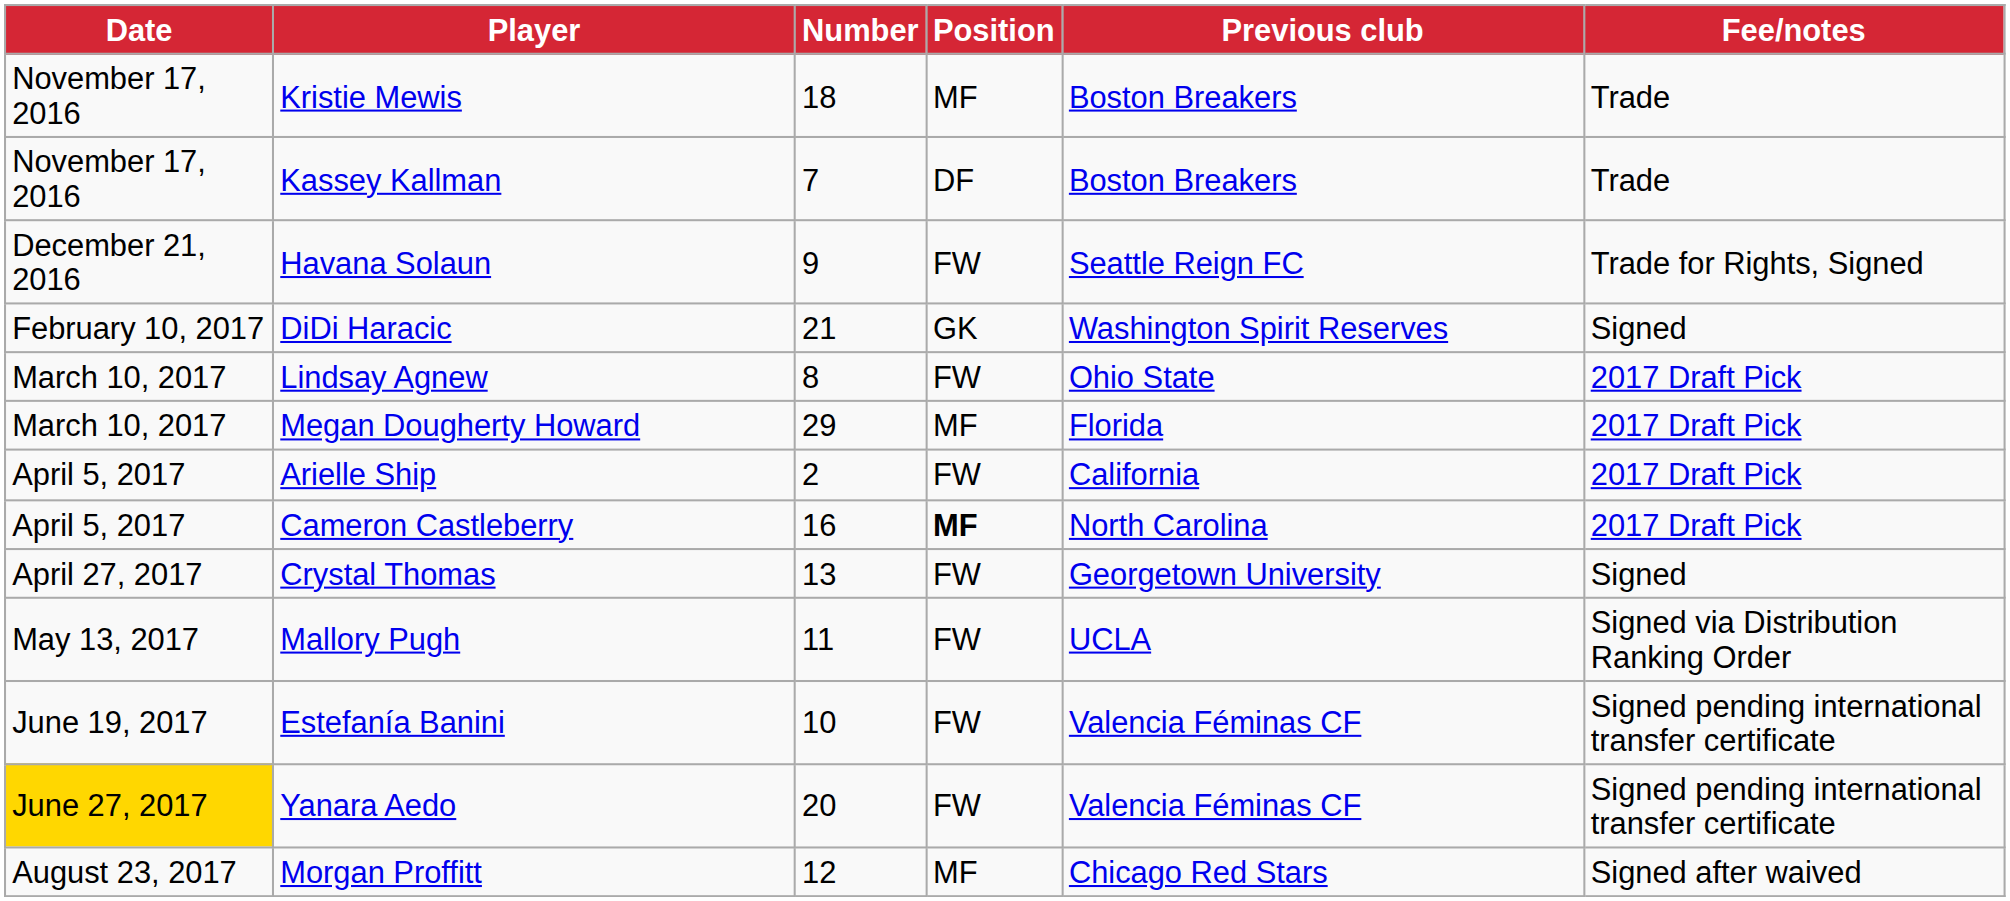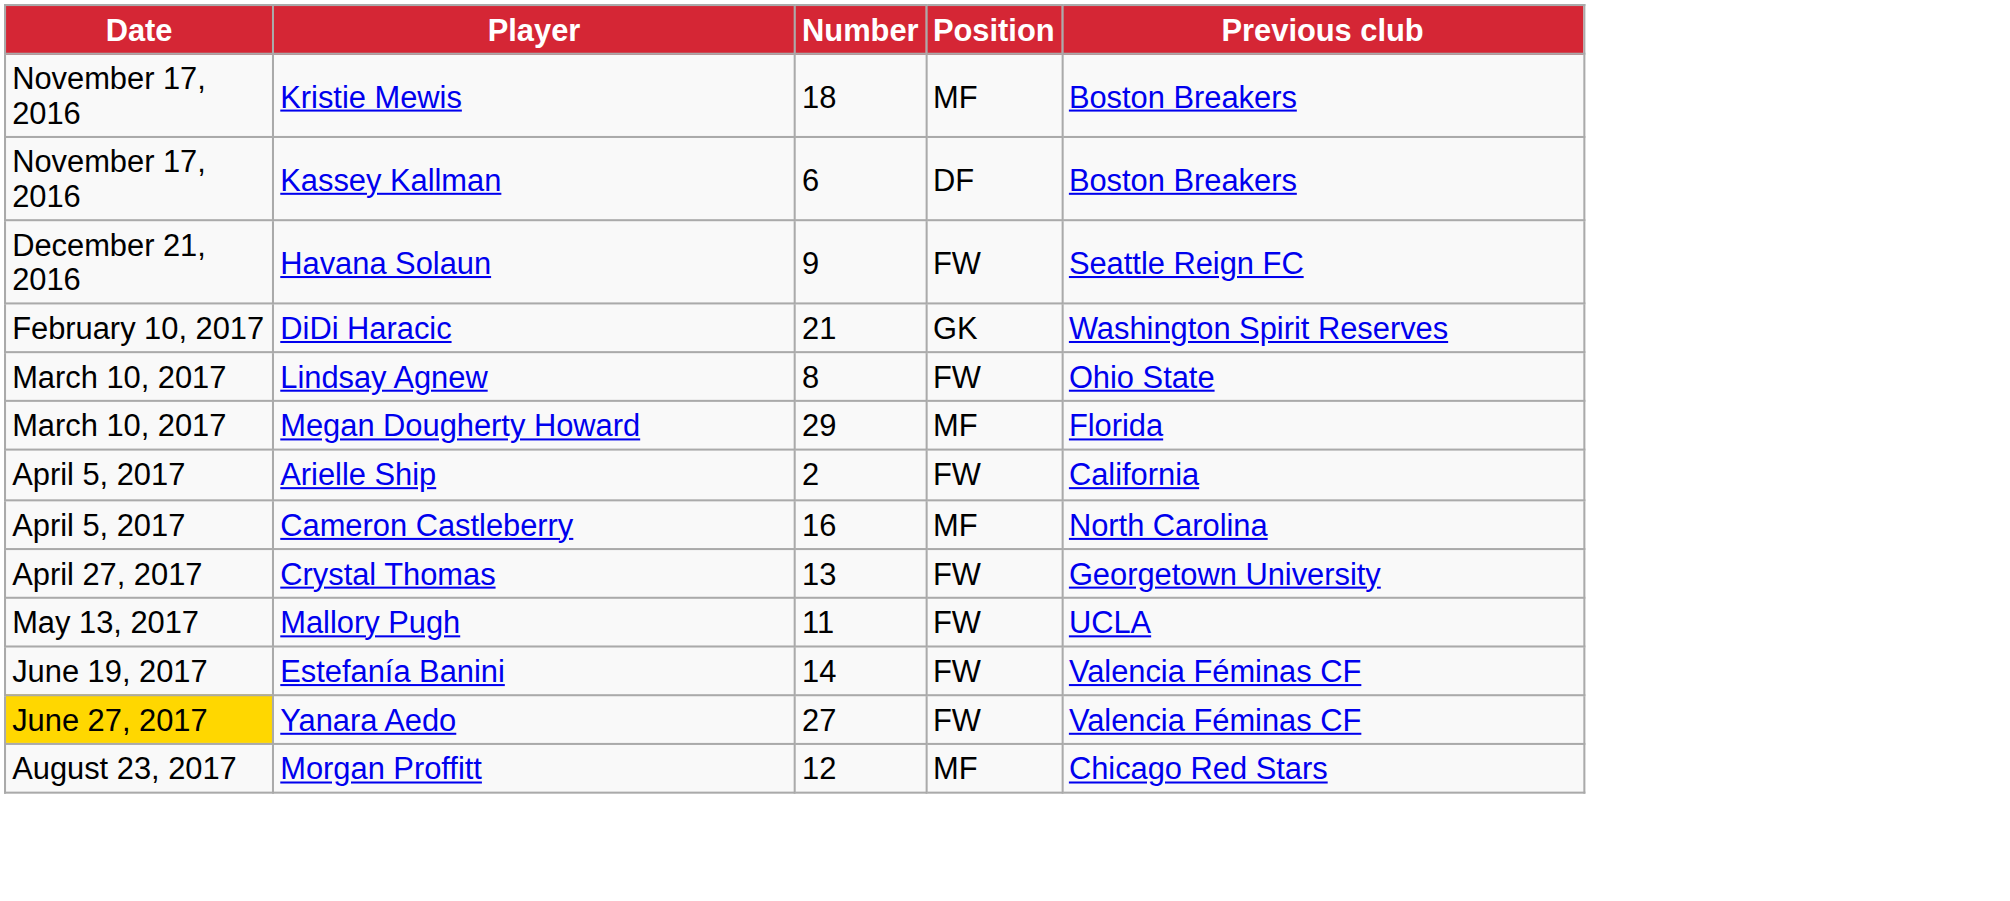- column: (1794, 30)
(811, 179) 7 -> (811, 179) 6
(955, 524) bold -> (955, 524) normal
(819, 722) 10 -> (819, 670) 14
(819, 806) 20 -> (819, 719) 27
